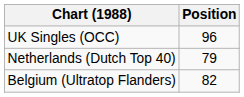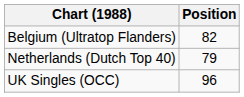rows swapped: (92, 80) <-> (63, 37)
